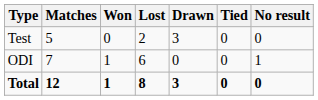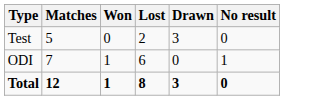- column: (234, 15)
